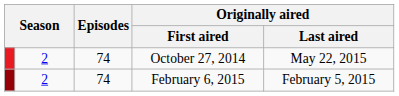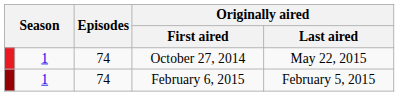(45, 58) 2 -> (45, 58) 1
(45, 79) 2 -> (45, 79) 1
